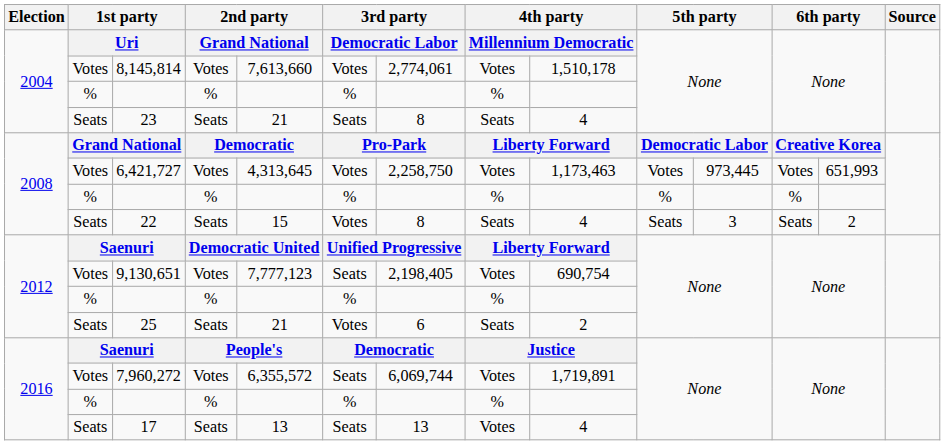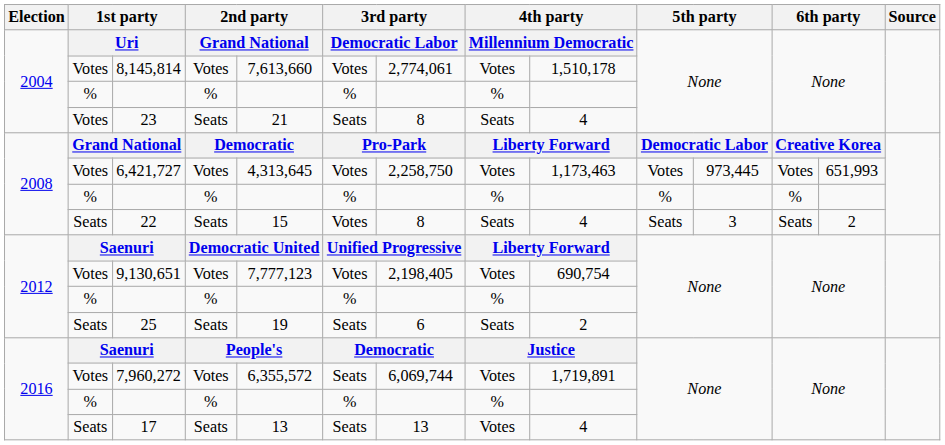(90, 119) Seats -> (90, 119) Votes
(350, 273) Seats -> (350, 273) Votes
(280, 324) 21 -> (280, 324) 19
(350, 324) Votes -> (350, 324) Seats
